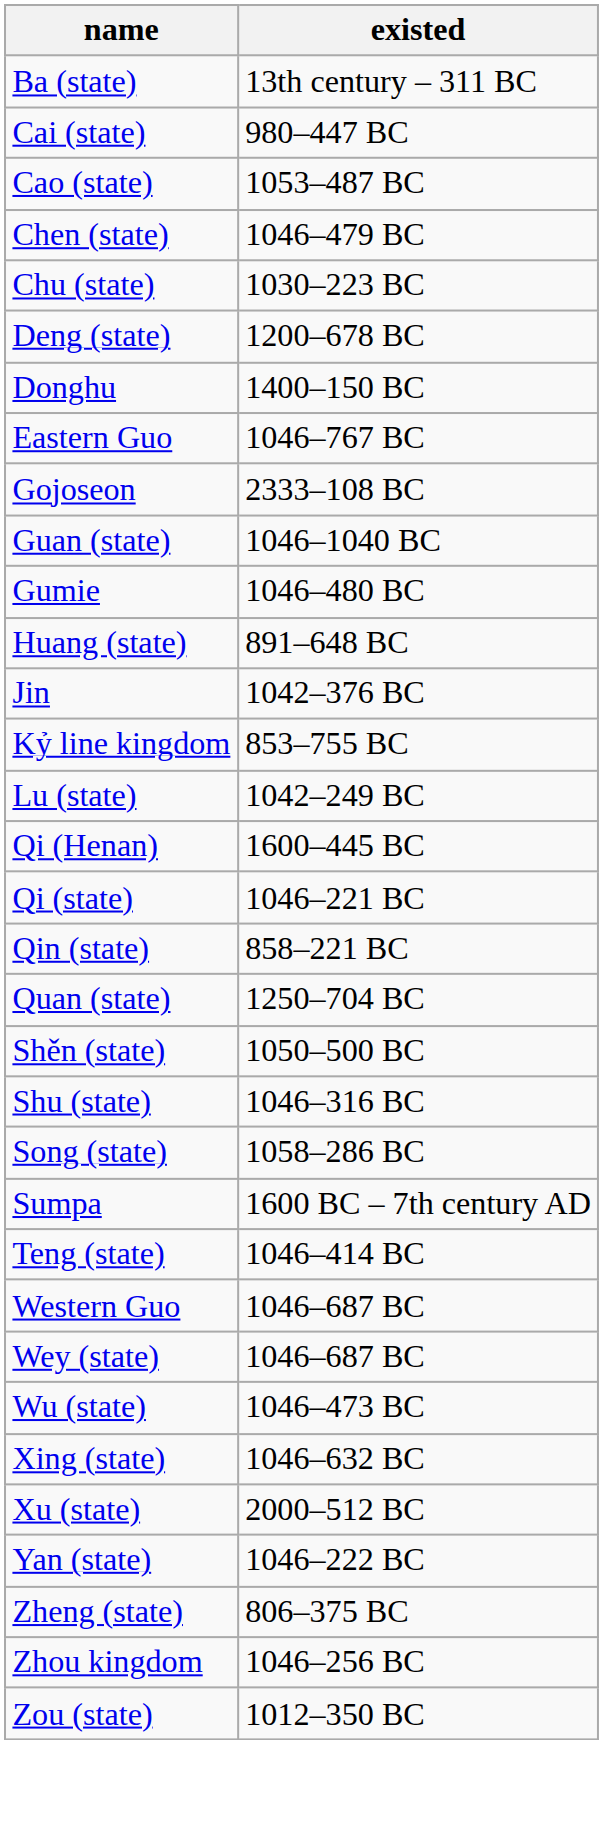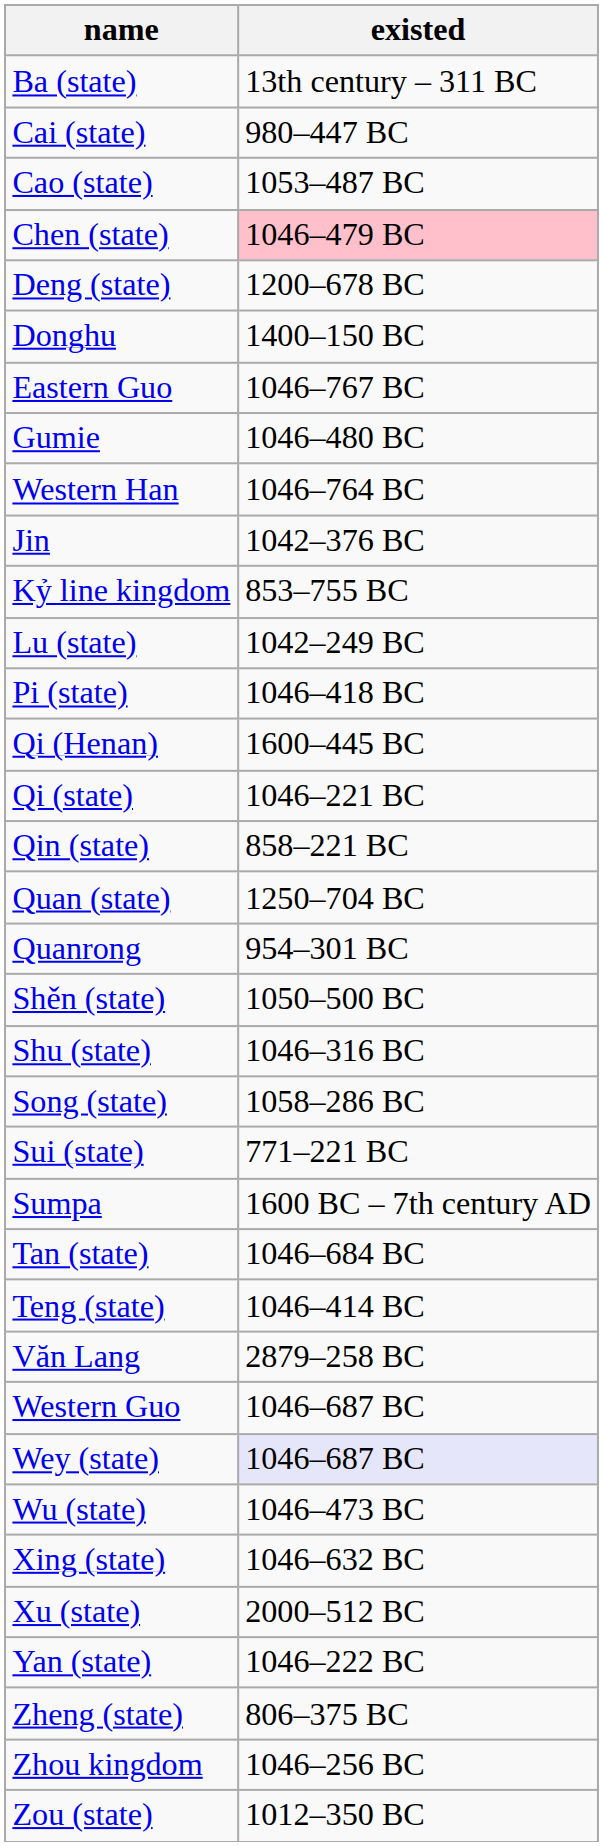(335, 234) no background -> (335, 234) pink background
- row: (83, 285)
- row: (74, 489)
- row: (91, 540)
+ row: (96, 489)
- row: (99, 642)
+ row: (70, 693)
+ row: (77, 948)
+ row: (78, 1152)
+ row: (80, 1254)
+ row: (76, 1356)
(335, 1356) no background -> (335, 1458) lavender background
